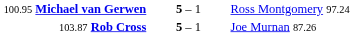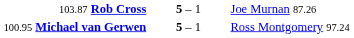rows swapped: (75, 9) <-> (103, 26)
